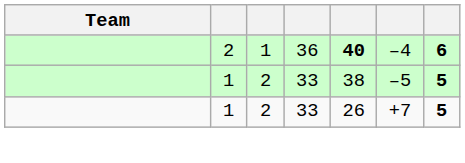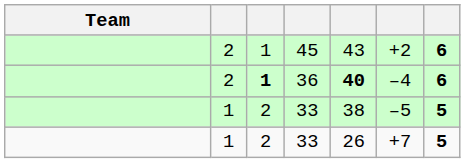+ row: (229, 50)
(266, 50) normal -> (266, 81) bold
